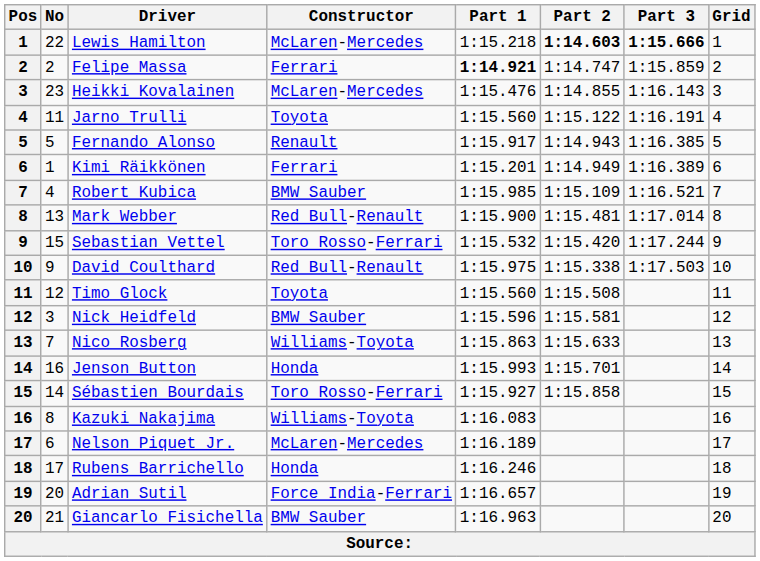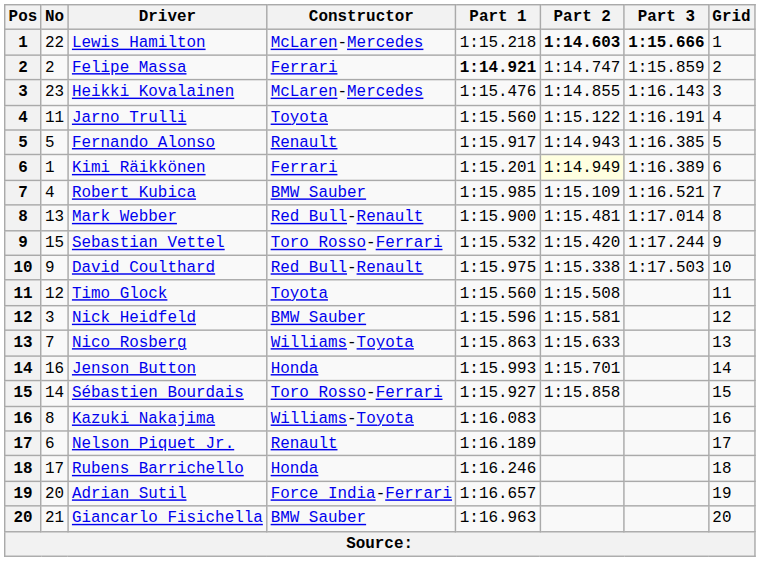(582, 168) no background -> (582, 168) lightyellow background
(347, 443) McLaren-Mercedes -> (304, 443) Renault
